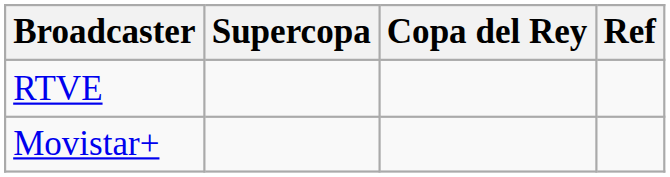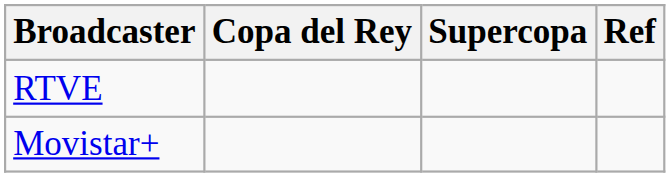columns swapped: (487, 32) <-> (291, 32)
